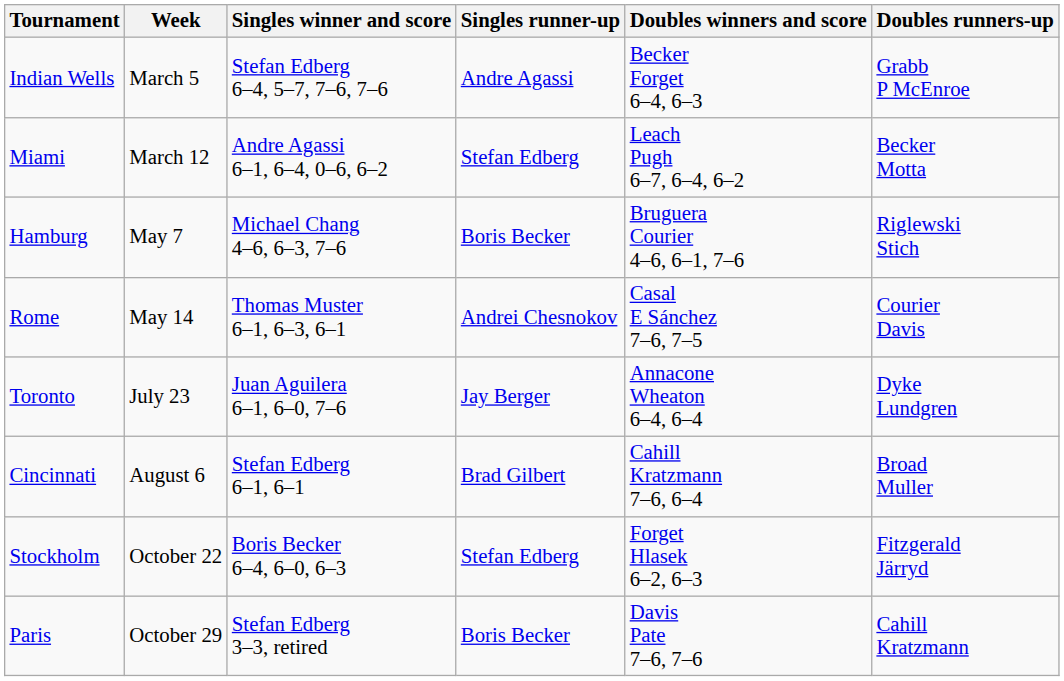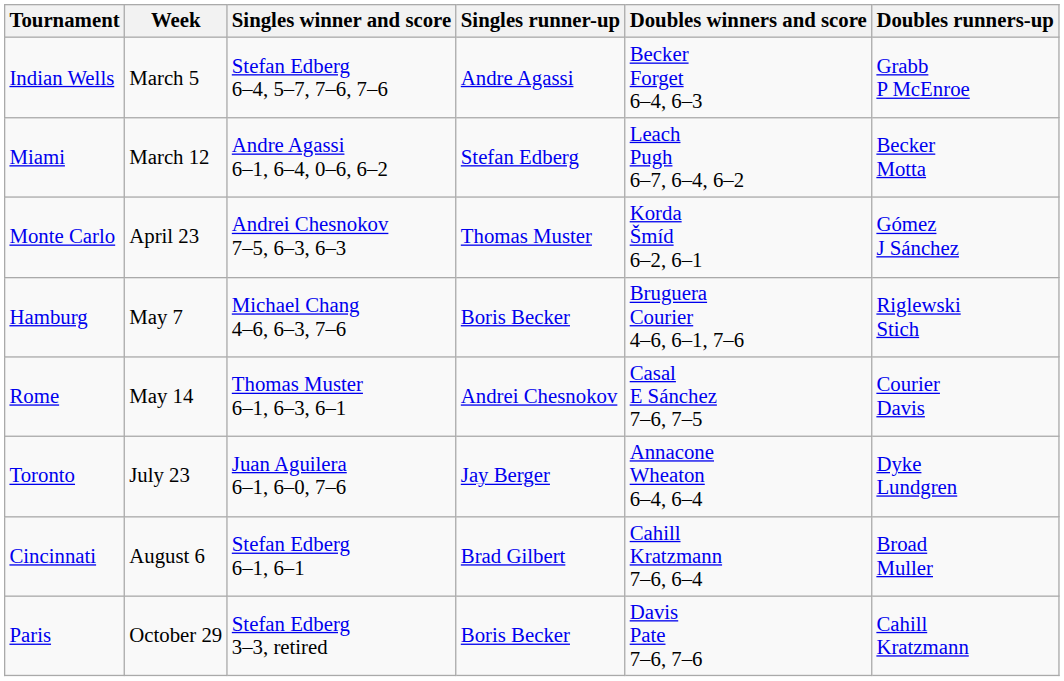+ row: (62, 236)
- row: (55, 556)
